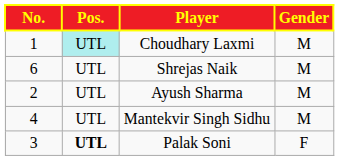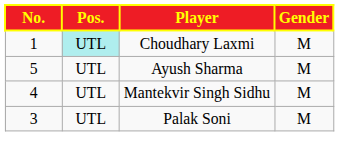- row: (197, 68)
(34, 93) 2 -> (34, 68) 5
(91, 143) bold -> (91, 118) normal
(304, 143) F -> (304, 118) M
